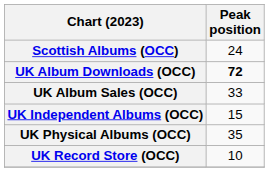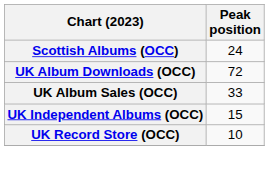(235, 72) bold -> (235, 72) normal
- row: (105, 135)
